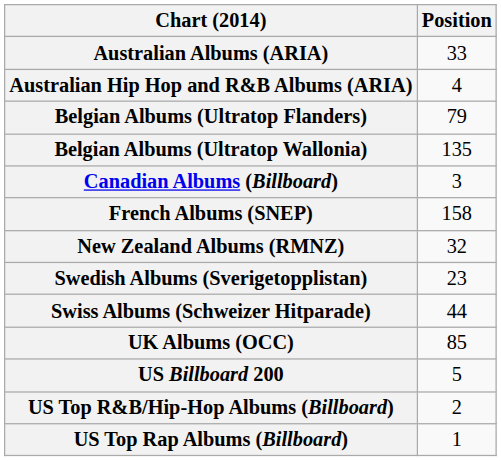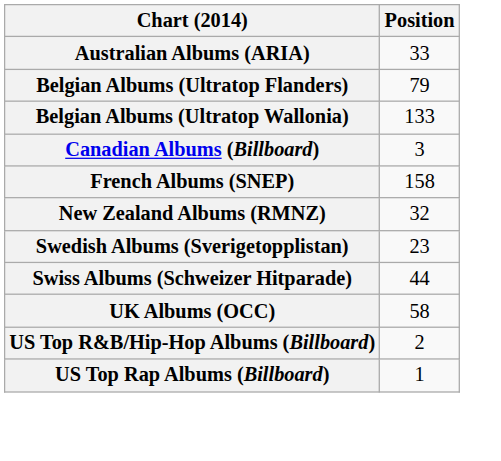- row: (211, 85)
(457, 149) 135 -> (420, 117) 133
(457, 342) 85 -> (420, 310) 58
- row: (211, 375)
